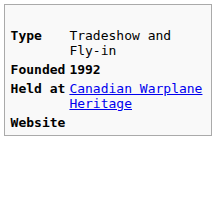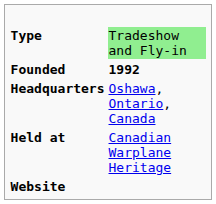(120, 43) no background -> (148, 43) lightgreen background
+ row: (58, 88)
